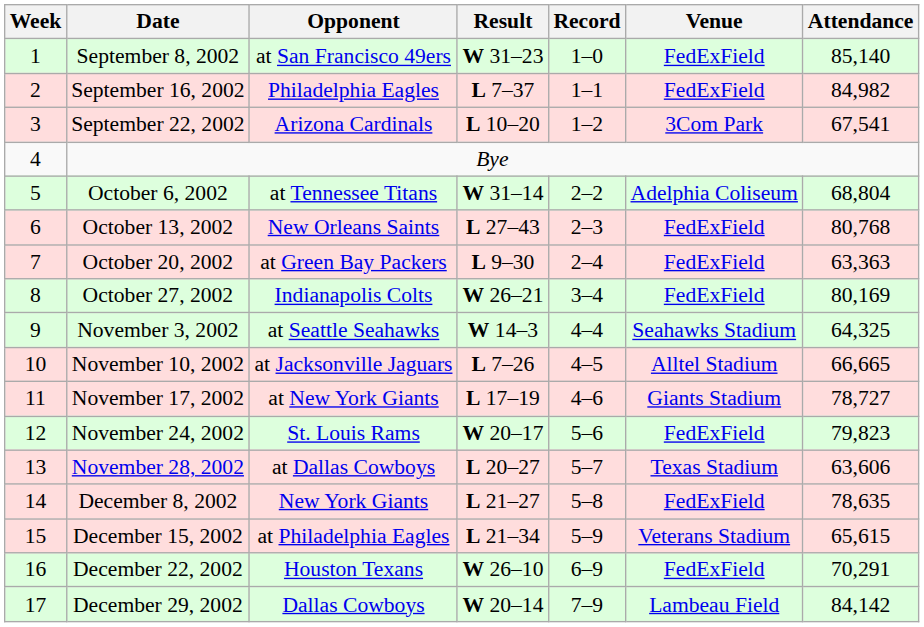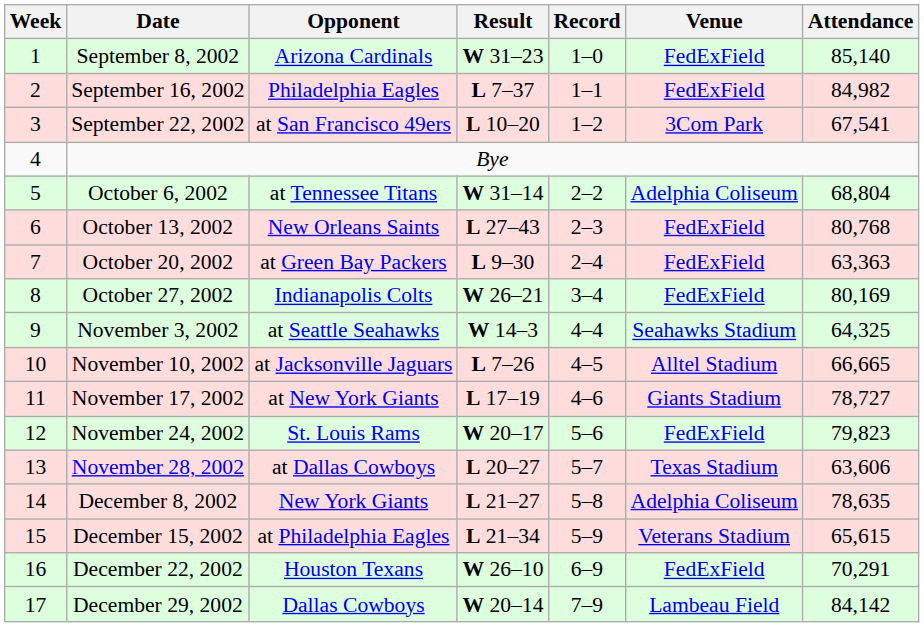(354, 55) at San Francisco 49ers -> (353, 55) Arizona Cardinals
(353, 124) Arizona Cardinals -> (354, 124) at San Francisco 49ers
(714, 501) FedExField -> (714, 501) Adelphia Coliseum
